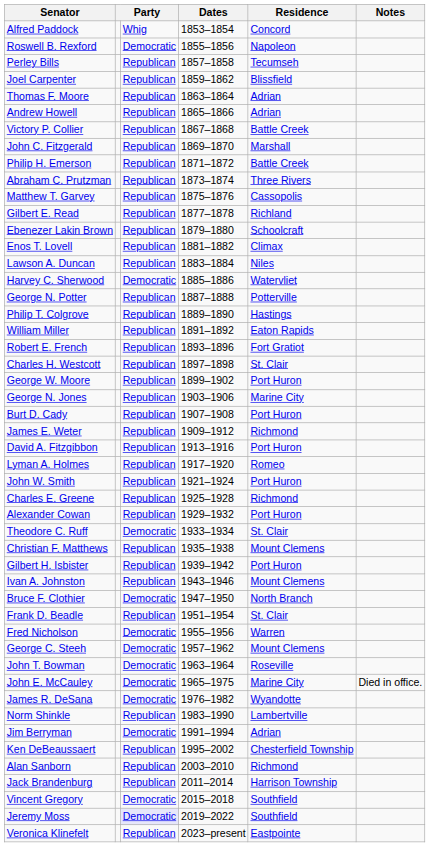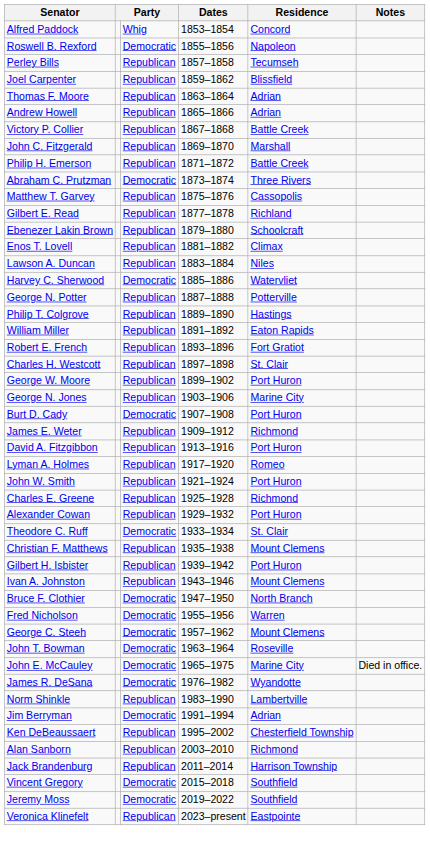(149, 180) Republican -> (149, 180) Democratic
(149, 414) Republican -> (149, 414) Democratic
- row: (45, 615)
(149, 816) lavender background -> (149, 800) no background
